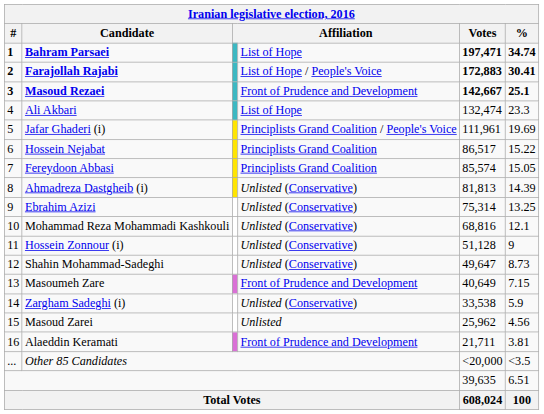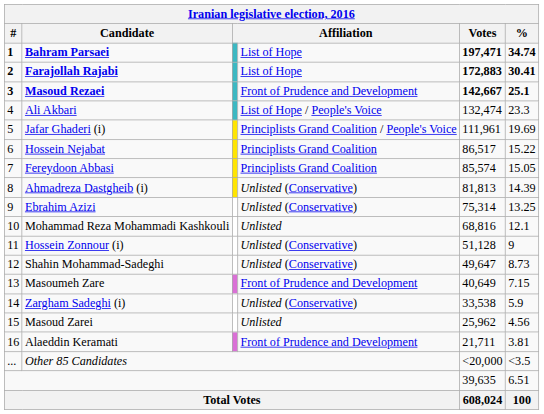(311, 71) List of Hope / People's Voice -> (271, 71) List of Hope
(271, 110) List of Hope -> (311, 110) List of Hope / People's Voice
(299, 226) Unlisted (Conservative) -> (261, 226) Unlisted
